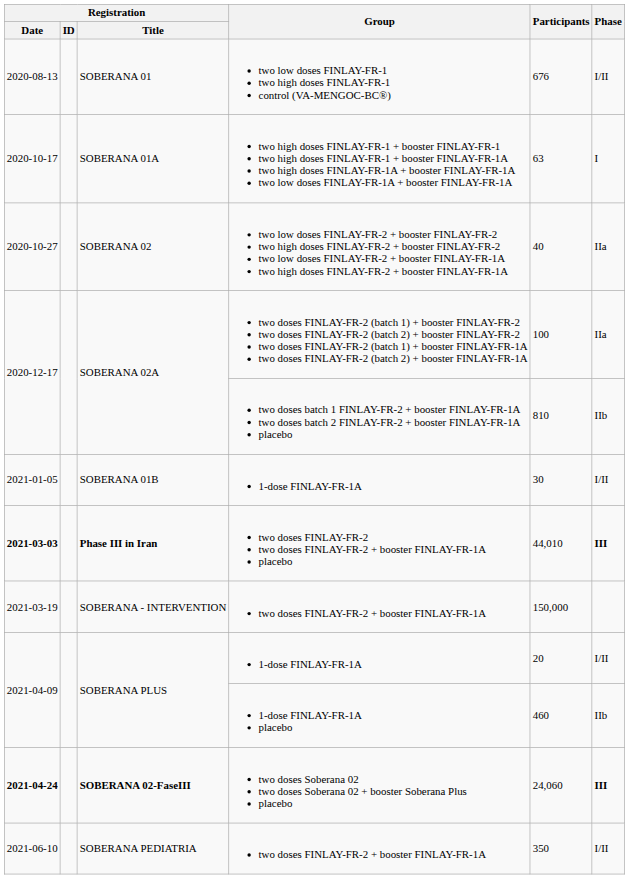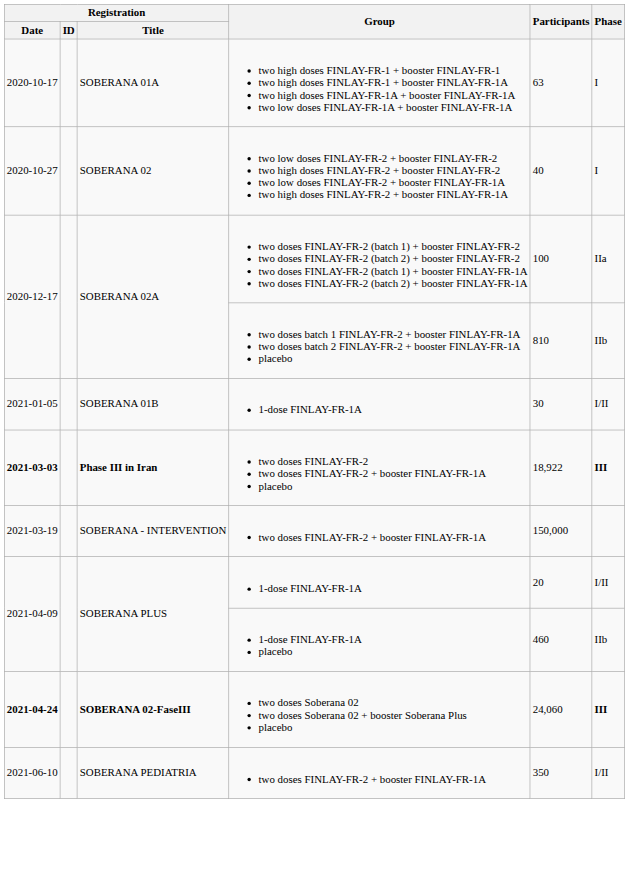- row: (32, 76)
(601, 246) IIa -> (596, 170) I
(548, 543) 44,010 -> (548, 467) 18,922
